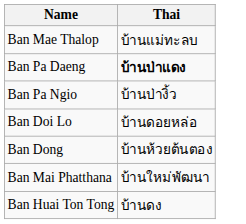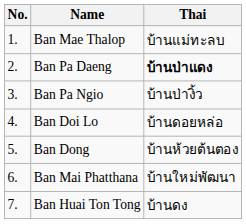+ column: (18, 15)
